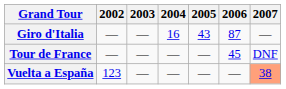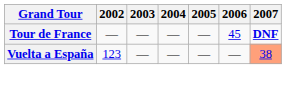- row: (50, 34)
(265, 53) normal -> (266, 34) bold
